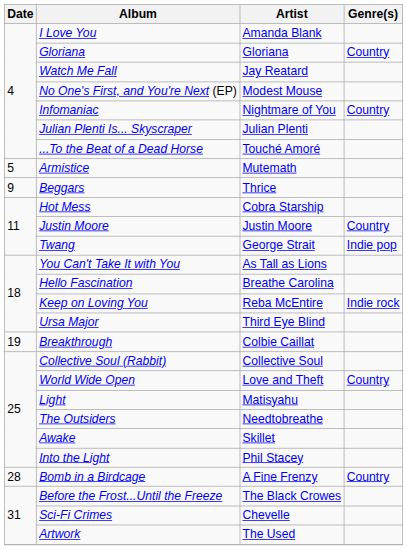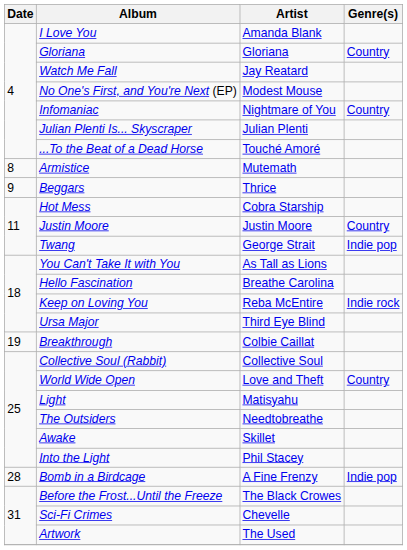(11, 168) 5 -> (11, 168) 8
(368, 476) Country -> (372, 476) Indie pop
